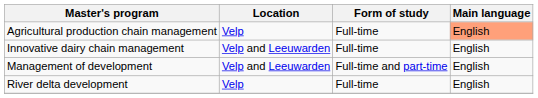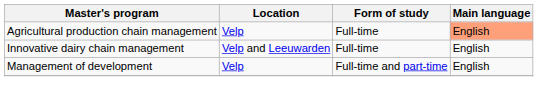(276, 66) Velp and Leeuwarden -> (233, 66) Velp
- row: (67, 84)
